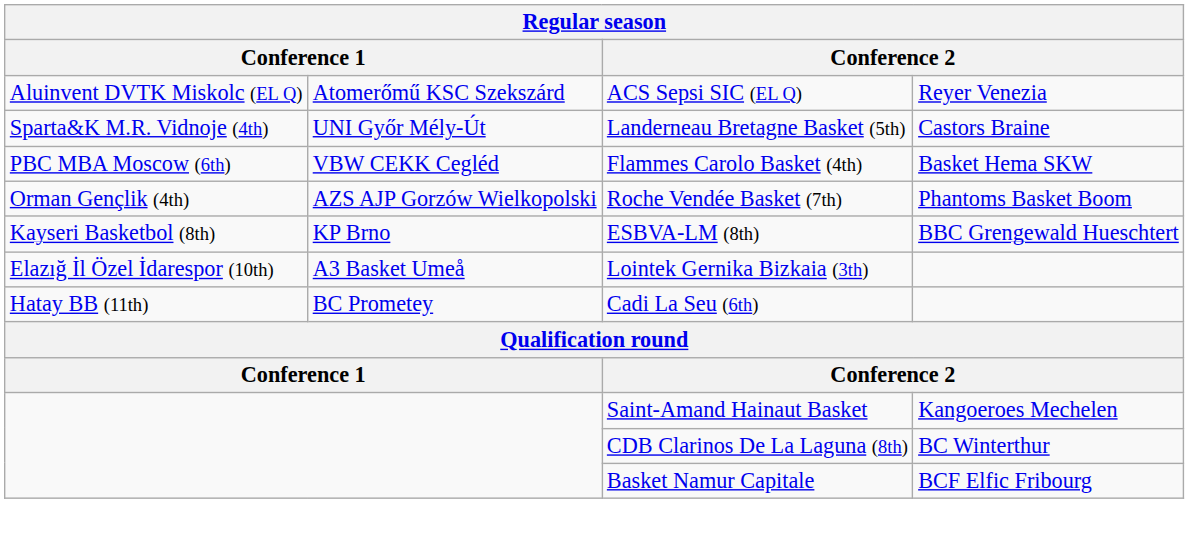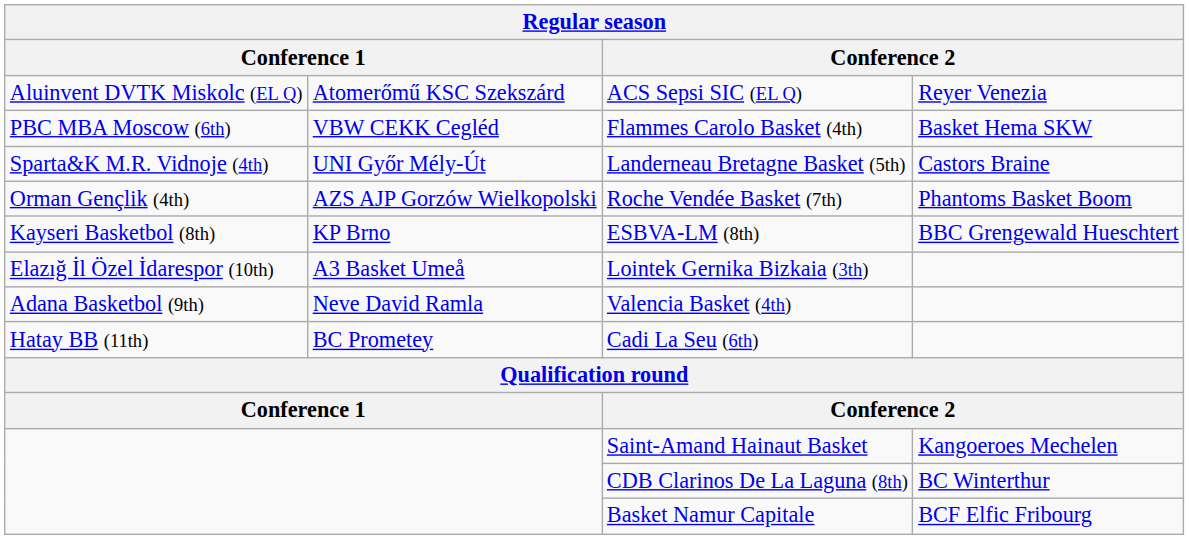rows swapped: (756, 127) <-> (735, 163)
+ row: (699, 304)
